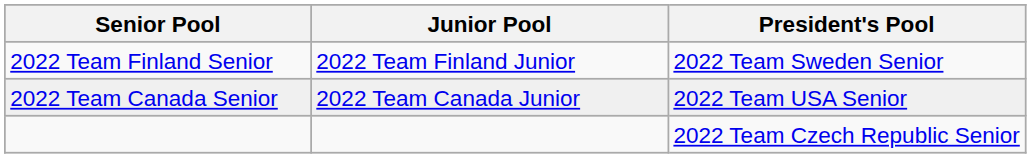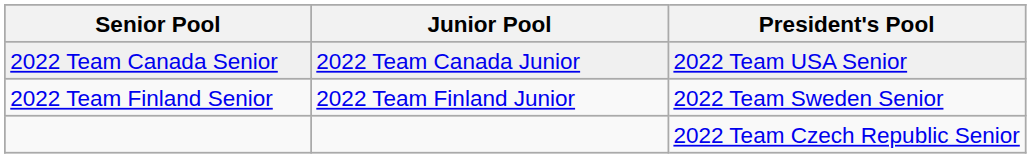rows swapped: (142, 60) <-> (144, 97)
